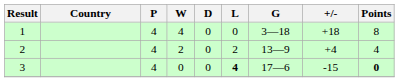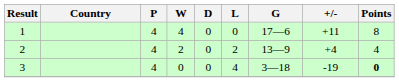(276, 31) 3—18 -> (276, 31) 17—6
(331, 31) +18 -> (331, 31) +11
(235, 67) bold -> (235, 67) normal
(276, 67) 17—6 -> (276, 67) 3—18
(331, 67) -15 -> (331, 67) -19
